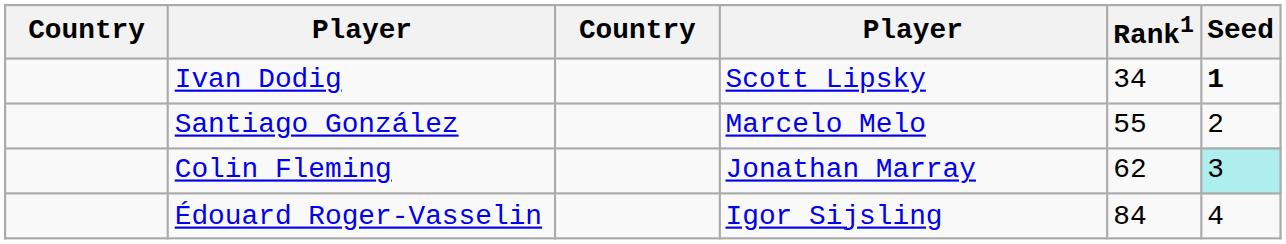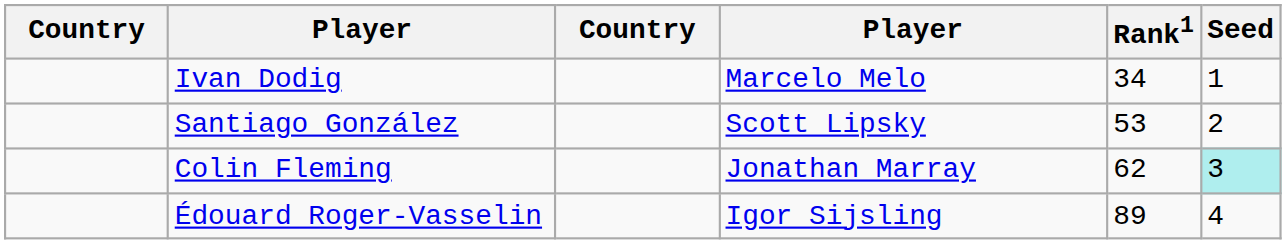(826, 80) Scott Lipsky -> (826, 80) Marcelo Melo
(1216, 80) bold -> (1216, 80) normal
(826, 126) Marcelo Melo -> (826, 126) Scott Lipsky
(1130, 126) 55 -> (1130, 126) 53
(1130, 216) 84 -> (1130, 216) 89
